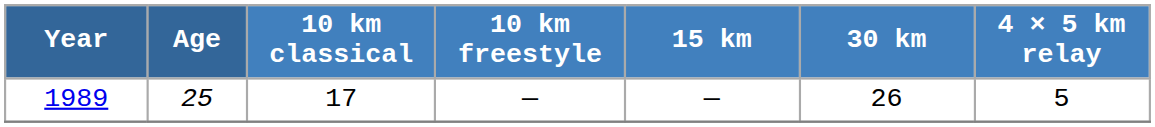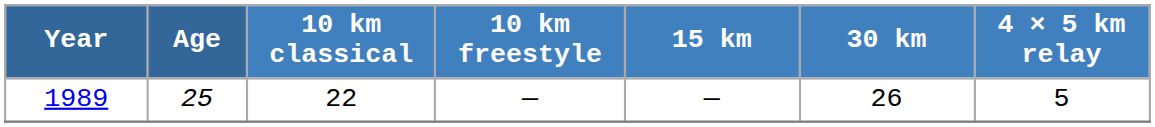(341, 100) 17 -> (341, 100) 22
